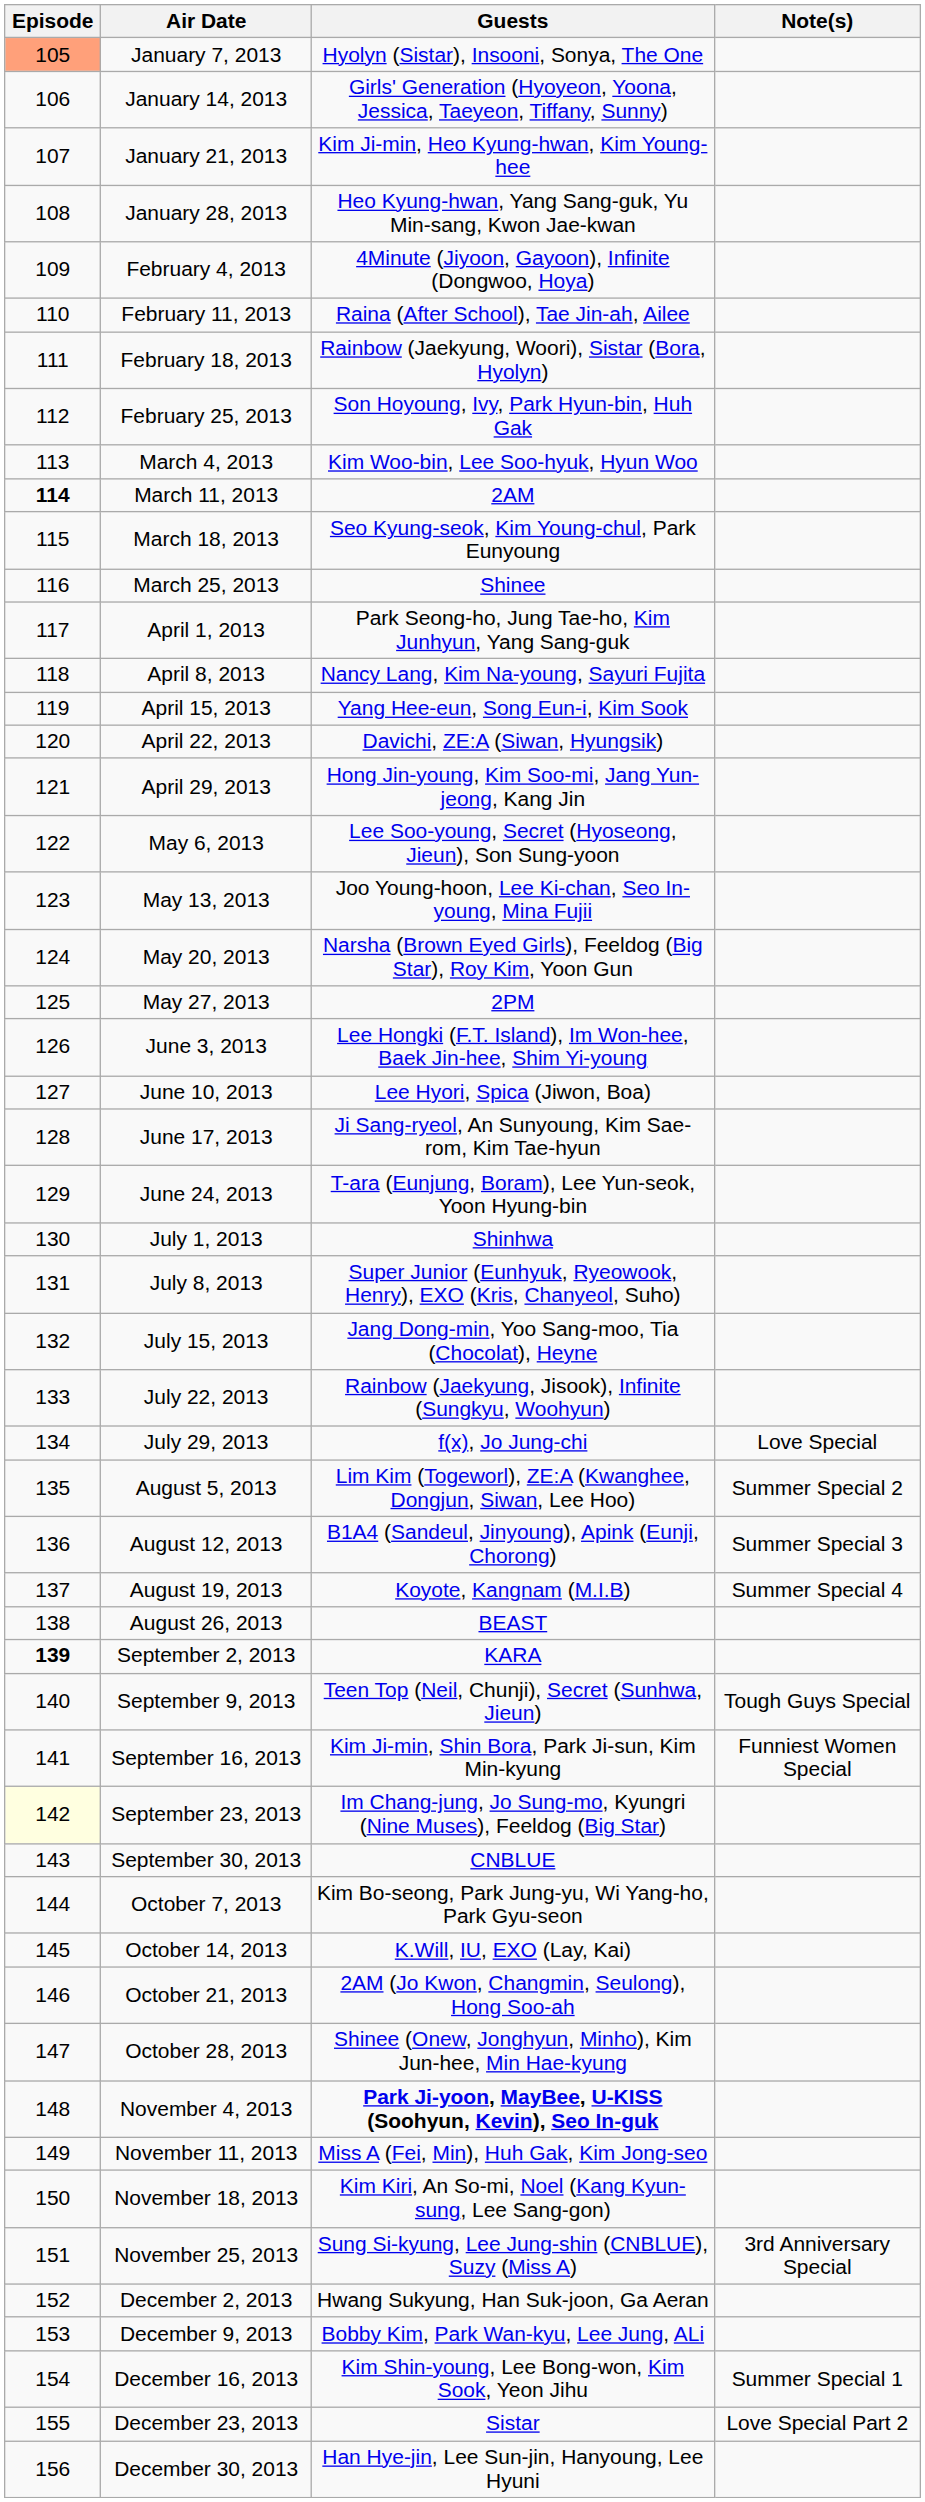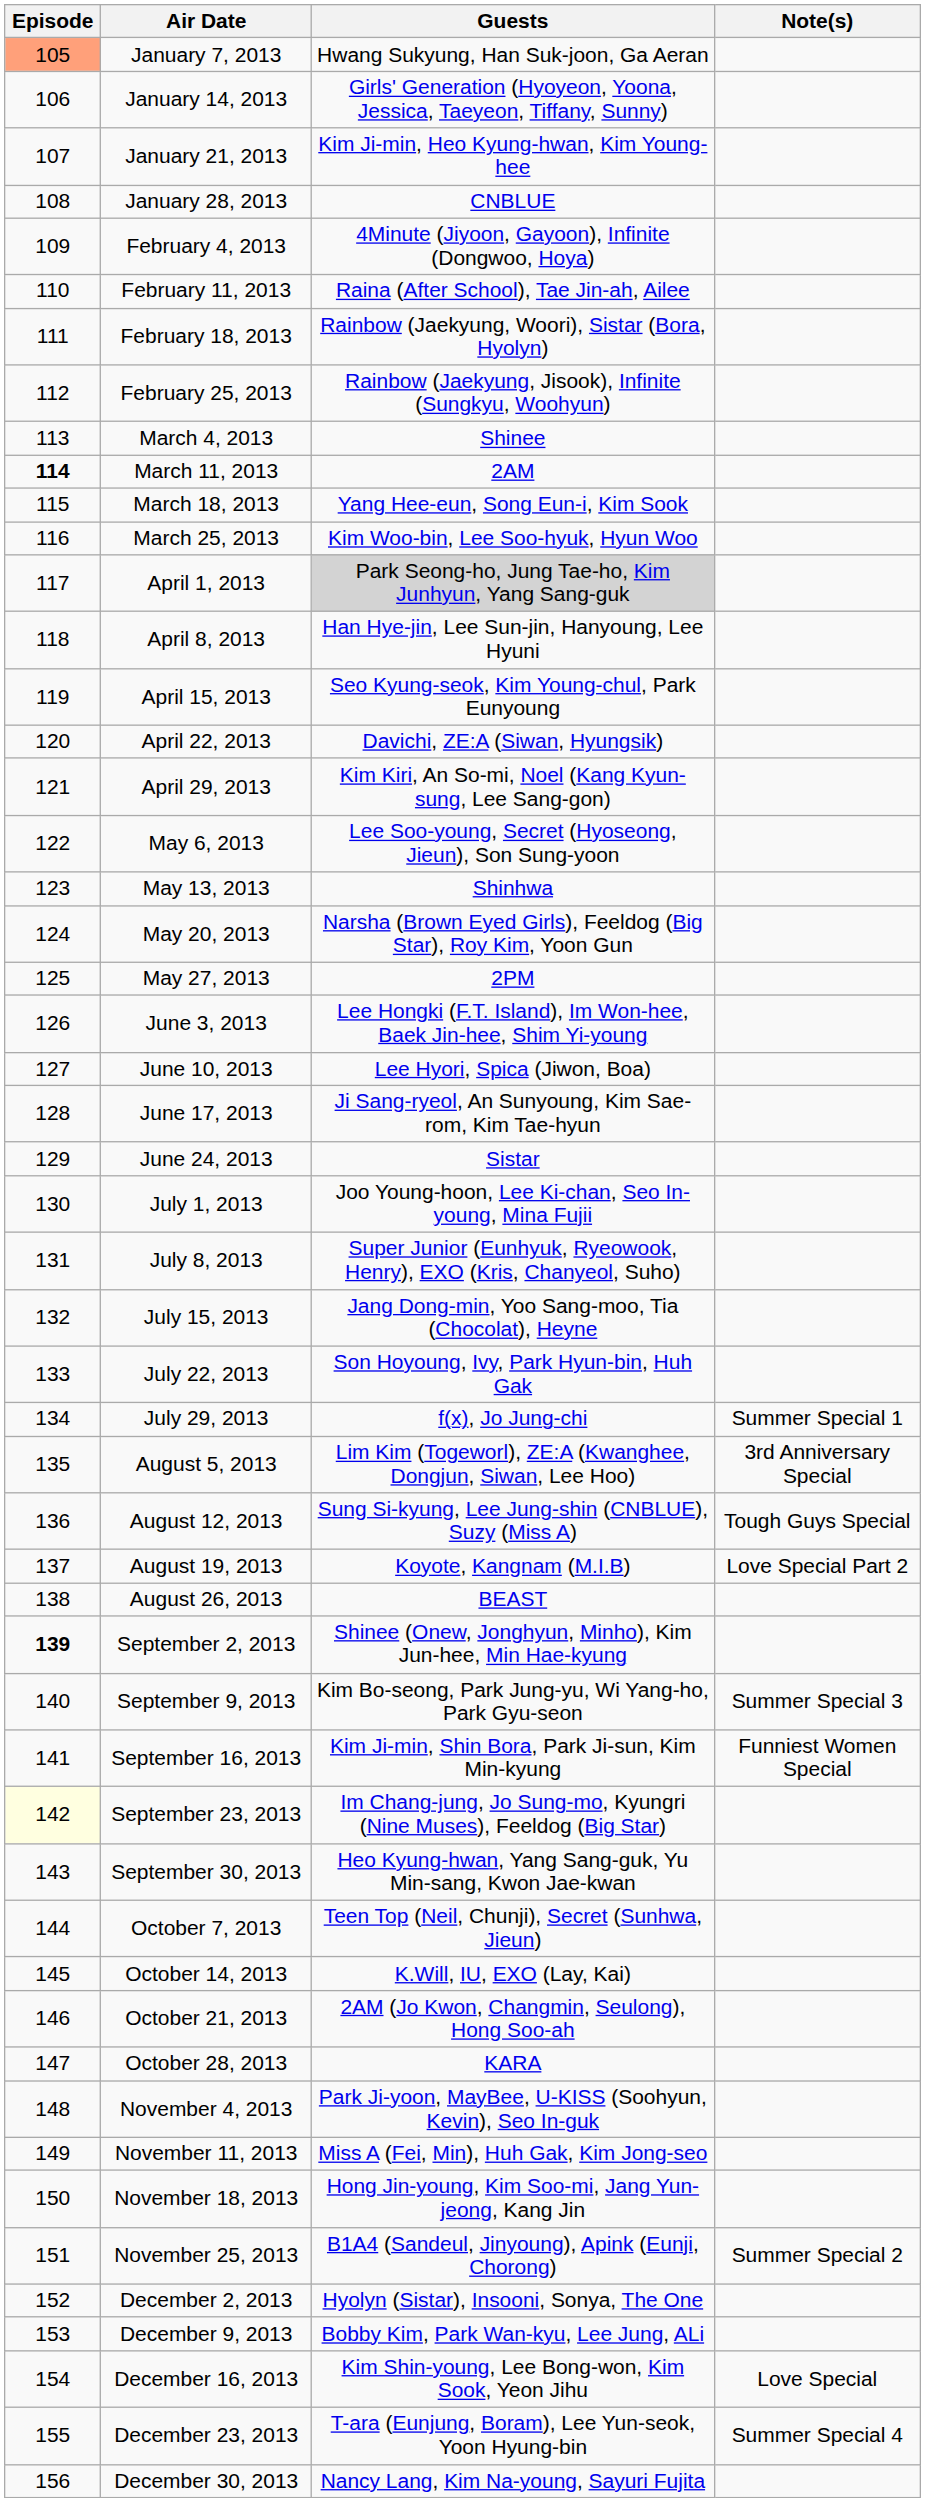(513, 54) Hyolyn (Sistar), Insooni, Sonya, The One -> (513, 54) Hwang Sukyung, Han Suk-joon, Ga Aeran
(513, 213) Heo Kyung-hwan, Yang Sang-guk, Yu Min-sang, Kwon Jae-kwan -> (513, 201) CNBLUE
(513, 416) Son Hoyoung, Ivy, Park Hyun-bin, Huh Gak -> (513, 393) Rainbow (Jaekyung, Jisook), Infinite (Sungkyu, Woohyun)
(513, 461) Kim Woo-bin, Lee Soo-hyuk, Hyun Woo -> (513, 438) Shinee
(513, 540) Seo Kyung-seok, Kim Young-chul, Park Eunyoung -> (513, 504) Yang Hee-eun, Song Eun-i, Kim Sook
(513, 585) Shinee -> (513, 537) Kim Woo-bin, Lee Soo-hyuk, Hyun Woo
(513, 630) no background -> (513, 582) lightgrey background
(513, 675) Nancy Lang, Kim Na-young, Sayuri Fujita -> (513, 639) Han Hye-jin, Lee Sun-jin, Hanyoung, Lee Hyuni
(513, 708) Yang Hee-eun, Song Eun-i, Kim Sook -> (513, 696) Seo Kyung-seok, Kim Young-chul, Park Eunyoung
(513, 786) Hong Jin-young, Kim Soo-mi, Jang Yun-jeong, Kang Jin -> (513, 786) Kim Kiri, An So-mi, Noel (Kang Kyun-sung, Lee Sang-gon)
(513, 900) Joo Young-hoon, Lee Ki-chan, Seo In-young, Mina Fujii -> (513, 888) Shinhwa
(513, 1194) T-ara (Eunjung, Boram), Lee Yun-seok, Yoon Hyung-bin -> (513, 1158) Sistar
(513, 1239) Shinhwa -> (513, 1203) Joo Young-hoon, Lee Ki-chan, Seo In-young, Mina Fujii
(513, 1397) Rainbow (Jaekyung, Jisook), Infinite (Sungkyu, Woohyun) -> (513, 1374) Son Hoyoung, Ivy, Park Hyun-bin, Huh Gak
(817, 1442) Love Special -> (817, 1419) Summer Special 1
(817, 1487) Summer Special 2 -> (817, 1464) 3rd Anniversary Special
(513, 1544) B1A4 (Sandeul, Jinyoung), Apink (Eunji, Chorong) -> (513, 1521) Sung Si-kyung, Lee Jung-shin (CNBLUE), Suzy (Miss A)
(817, 1544) Summer Special 3 -> (817, 1521) Tough Guys Special
(817, 1589) Summer Special 4 -> (817, 1566) Love Special Part 2
(513, 1656) KARA -> (513, 1644) Shinee (Onew, Jonghyun, Minho), Kim Jun-hee, Min Hae-kyung
(513, 1701) Teen Top (Neil, Chunji), Secret (Sunhwa, Jieun) -> (513, 1701) Kim Bo-seong, Park Jung-yu, Wi Yang-ho, Park Gyu-seon
(817, 1701) Tough Guys Special -> (817, 1701) Summer Special 3
(513, 1859) CNBLUE -> (513, 1871) Heo Kyung-hwan, Yang Sang-guk, Yu Min-sang, Kwon Jae-kwan
(513, 1904) Kim Bo-seong, Park Jung-yu, Wi Yang-ho, Park Gyu-seon -> (513, 1928) Teen Top (Neil, Chunji), Secret (Sunhwa, Jieun)
(513, 2051) Shinee (Onew, Jonghyun, Minho), Kim Jun-hee, Min Hae-kyung -> (513, 2063) KARA
(513, 2108) bold -> (513, 2108) normal
(513, 2198) Kim Kiri, An So-mi, Noel (Kang Kyun-sung, Lee Sang-gon) -> (513, 2198) Hong Jin-young, Kim Soo-mi, Jang Yun-jeong, Kang Jin
(513, 2255) Sung Si-kyung, Lee Jung-shin (CNBLUE), Suzy (Miss A) -> (513, 2255) B1A4 (Sandeul, Jinyoung), Apink (Eunji, Chorong)
(817, 2255) 3rd Anniversary Special -> (817, 2255) Summer Special 2
(513, 2300) Hwang Sukyung, Han Suk-joon, Ga Aeran -> (513, 2300) Hyolyn (Sistar), Insooni, Sonya, The One
(817, 2378) Summer Special 1 -> (817, 2378) Love Special
(513, 2423) Sistar -> (513, 2435) T-ara (Eunjung, Boram), Lee Yun-seok, Yoon Hyung-bin
(817, 2423) Love Special Part 2 -> (817, 2435) Summer Special 4
(513, 2468) Han Hye-jin, Lee Sun-jin, Hanyoung, Lee Hyuni -> (513, 2480) Nancy Lang, Kim Na-young, Sayuri Fujita
